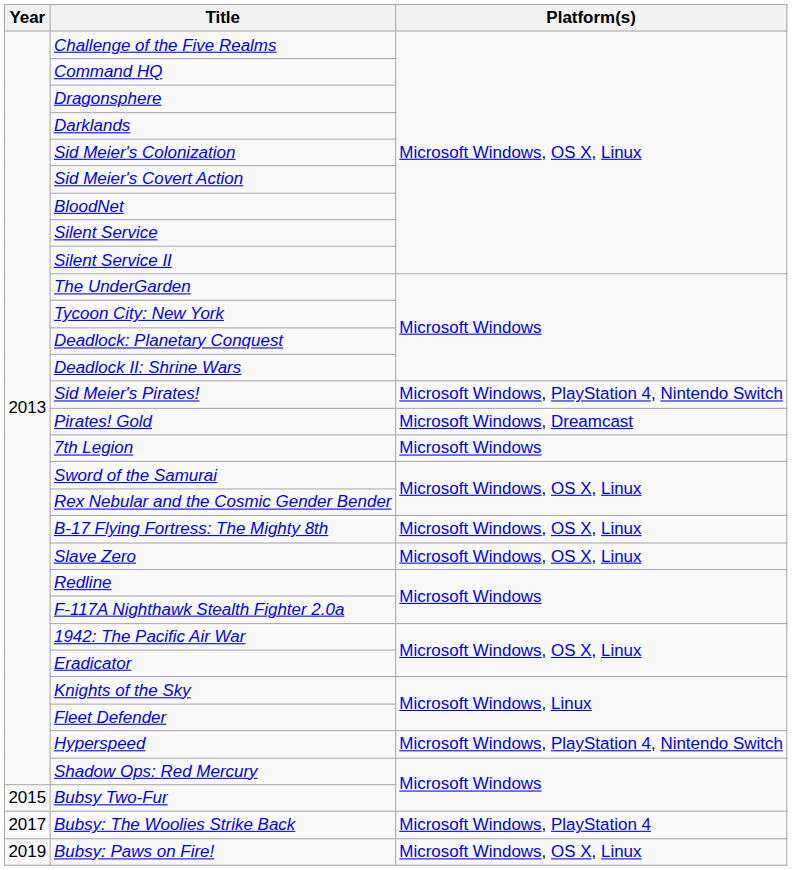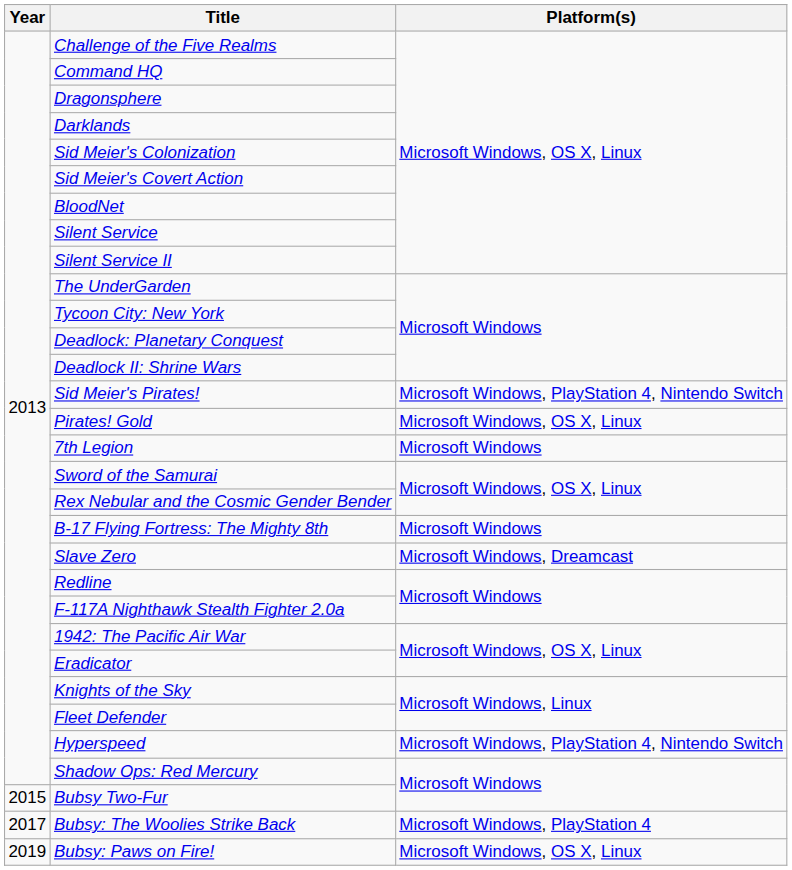(516, 421) Microsoft Windows, Dreamcast -> (520, 421) Microsoft Windows, OS X, Linux
(520, 529) Microsoft Windows, OS X, Linux -> (470, 529) Microsoft Windows
(520, 555) Microsoft Windows, OS X, Linux -> (516, 555) Microsoft Windows, Dreamcast
